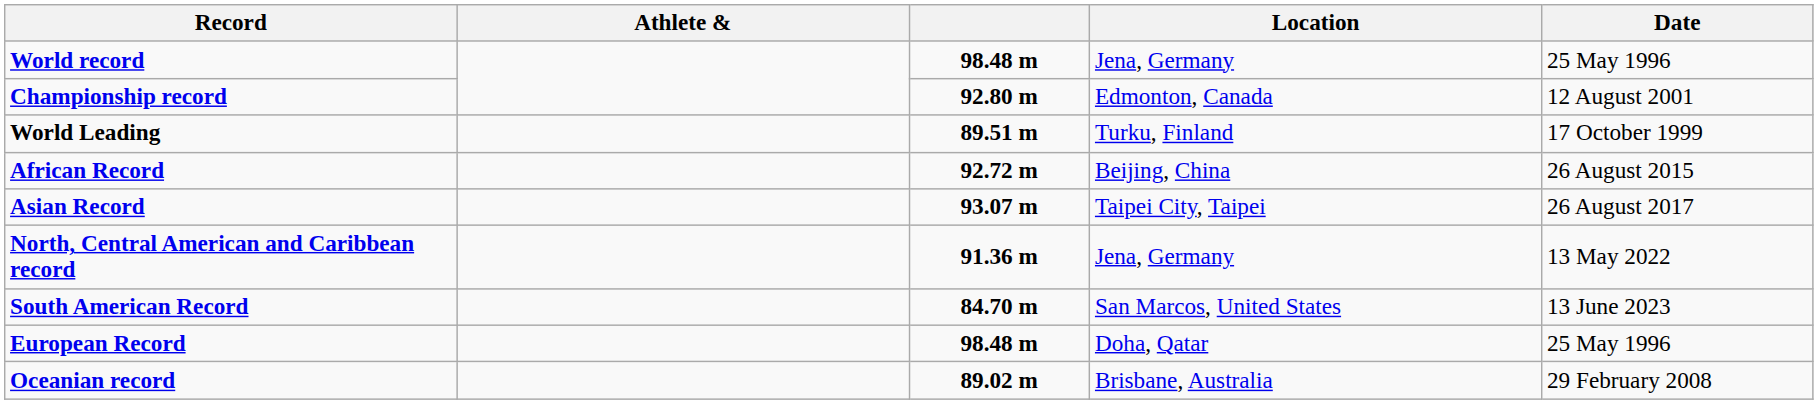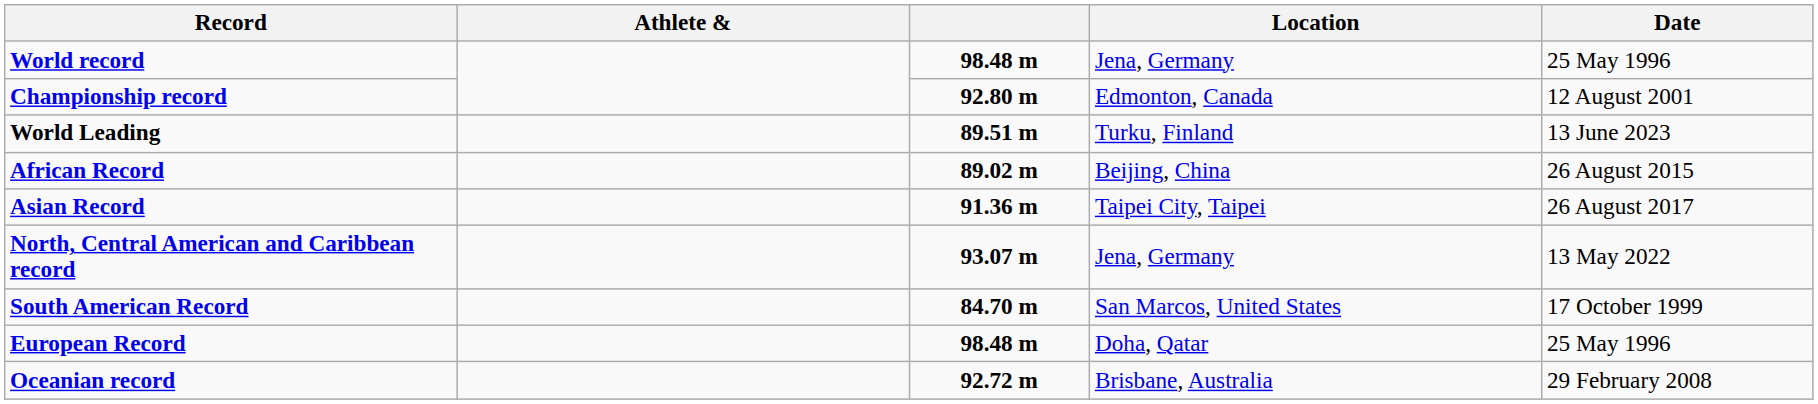(1625, 133) 17 October 1999 -> (1609, 133) 13 June 2023
(999, 170) 92.72 m -> (999, 170) 89.02 m
(999, 206) 93.07 m -> (999, 206) 91.36 m
(999, 256) 91.36 m -> (999, 256) 93.07 m
(1609, 306) 13 June 2023 -> (1625, 306) 17 October 1999
(999, 380) 89.02 m -> (999, 380) 92.72 m
